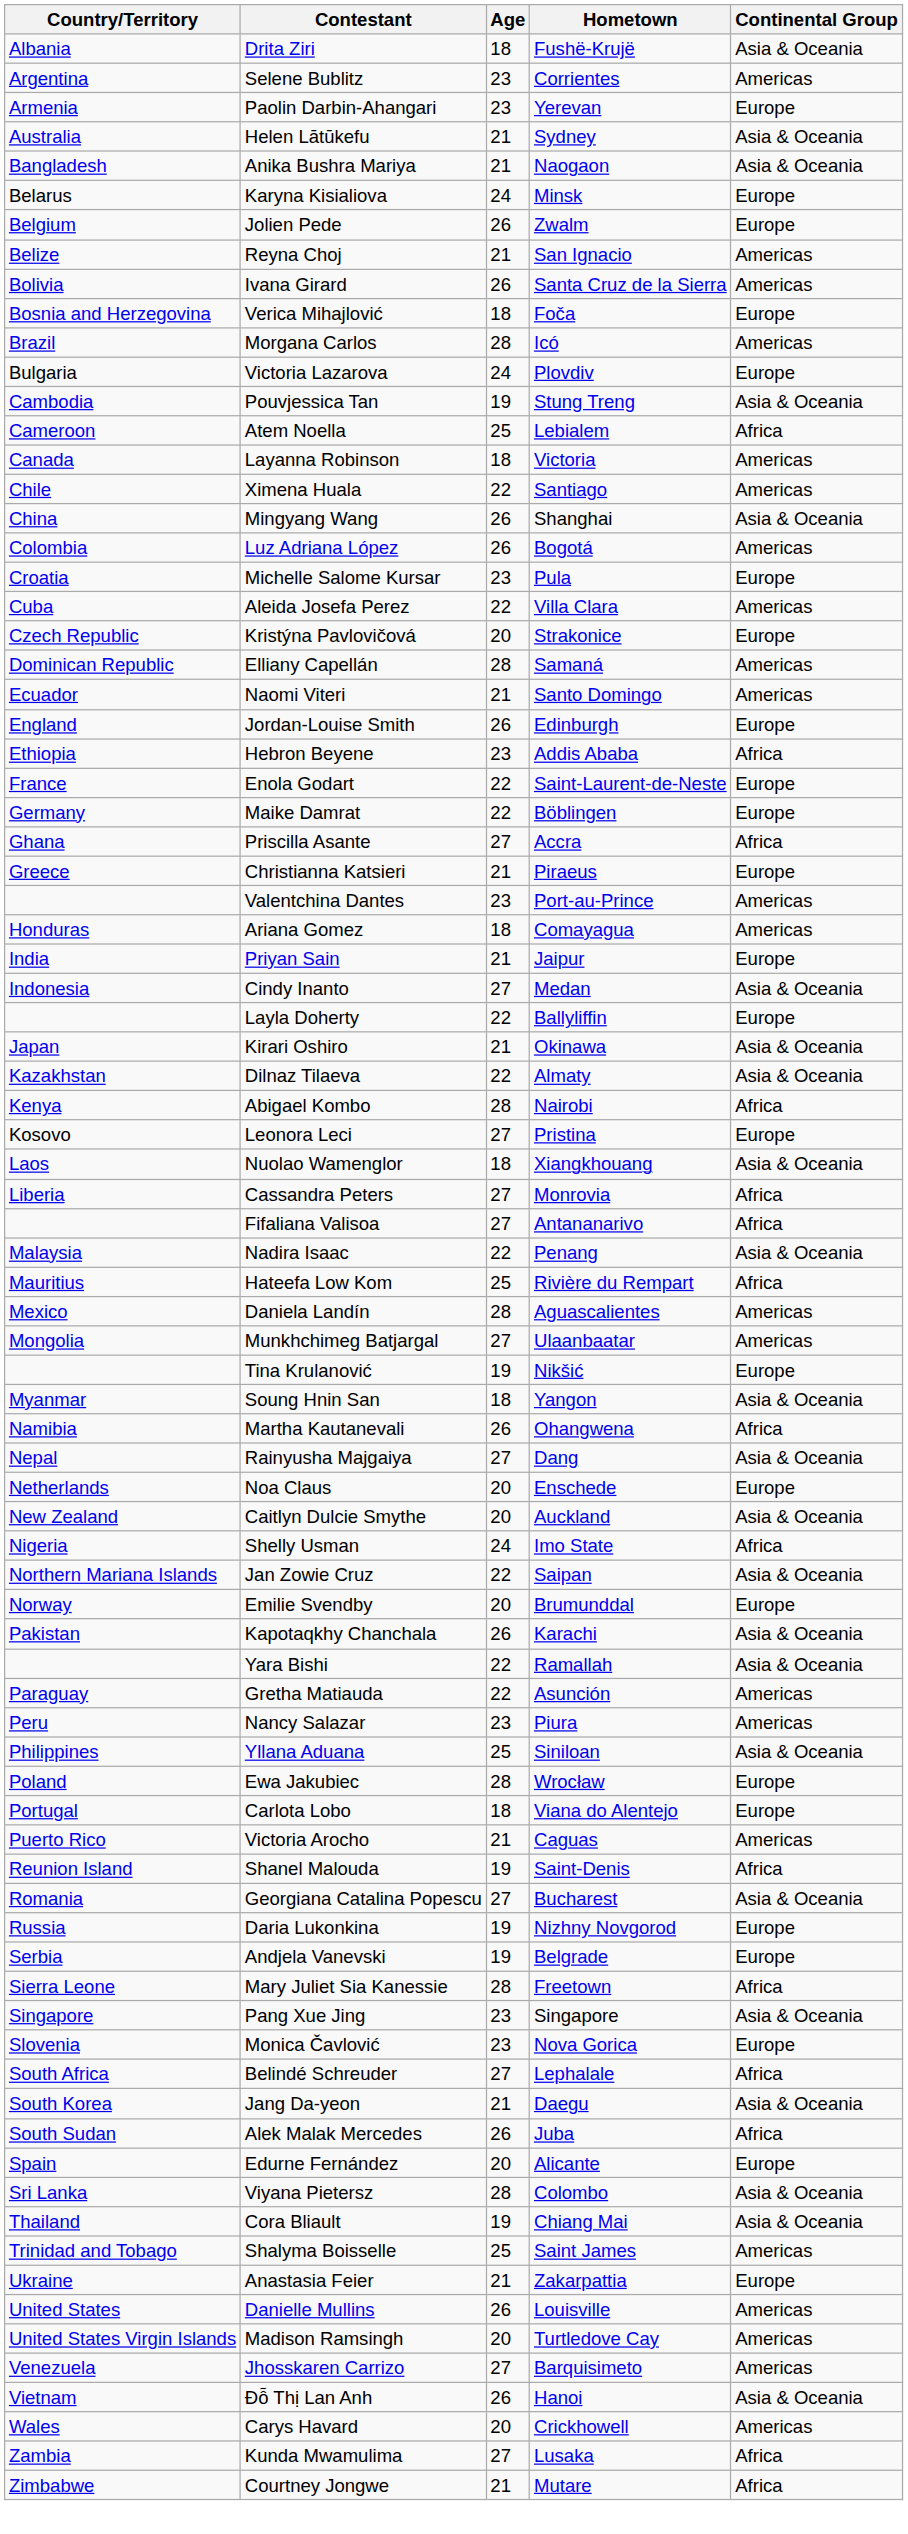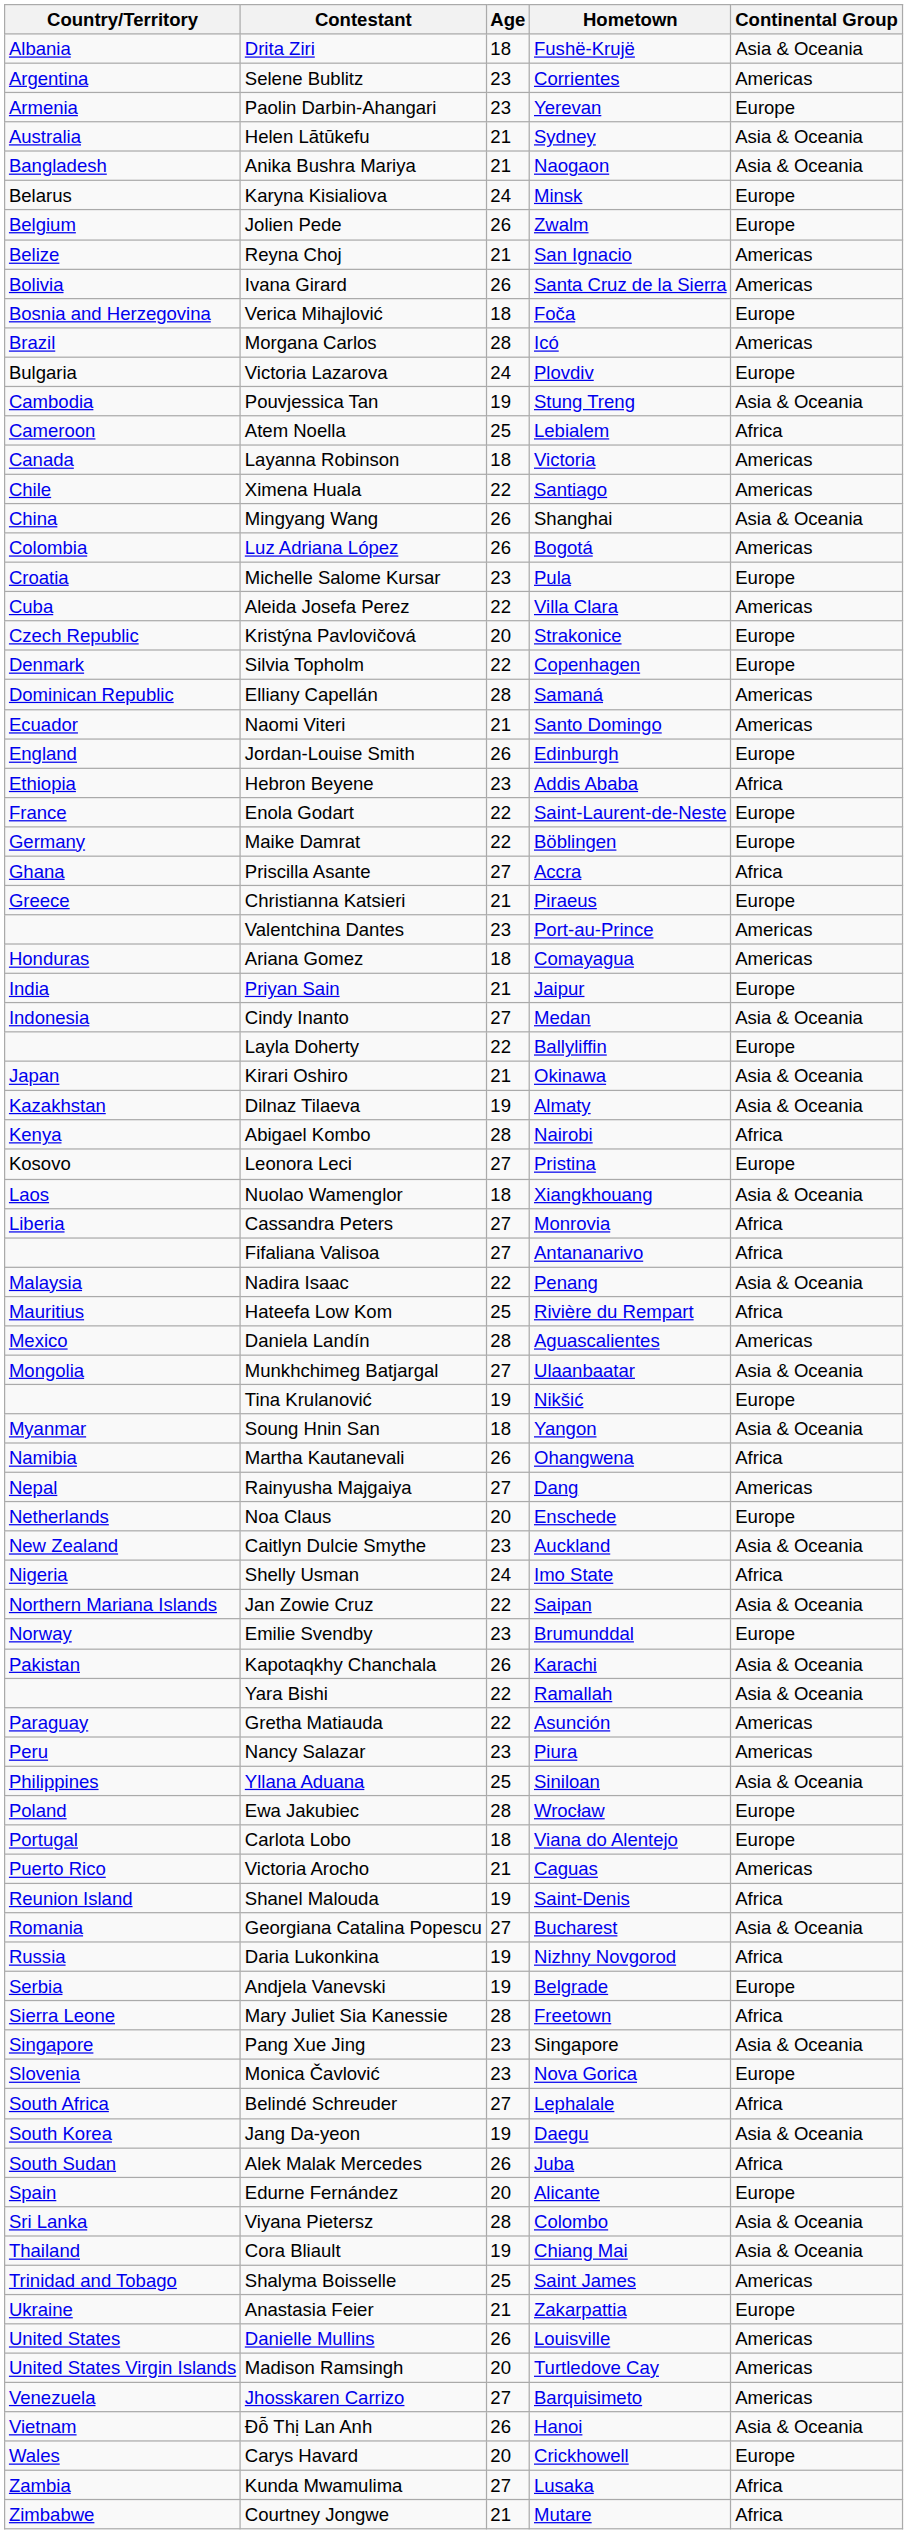+ row: (304, 665)
(501, 1076) 22 -> (501, 1106) 19
(774, 1341) Americas -> (799, 1370) Asia & Oceania
(799, 1458) Asia & Oceania -> (774, 1487) Americas
(501, 1517) 20 -> (501, 1546) 23
(501, 1605) 20 -> (501, 1634) 23
(765, 1928) Europe -> (759, 1957) Africa
(501, 2104) 21 -> (501, 2133) 19
(774, 2427) Americas -> (765, 2456) Europe
